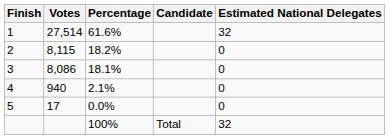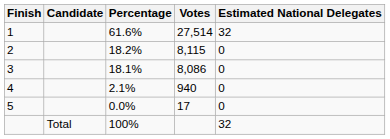columns swapped: (185, 13) <-> (65, 13)
